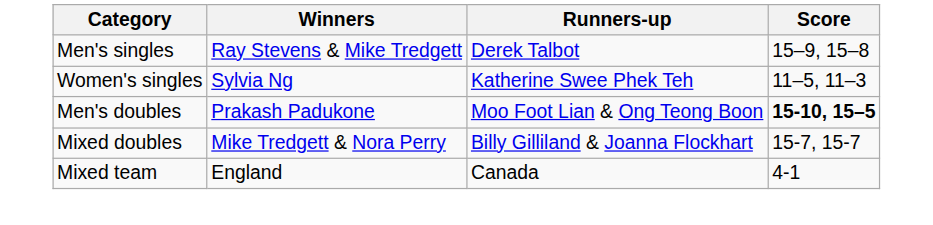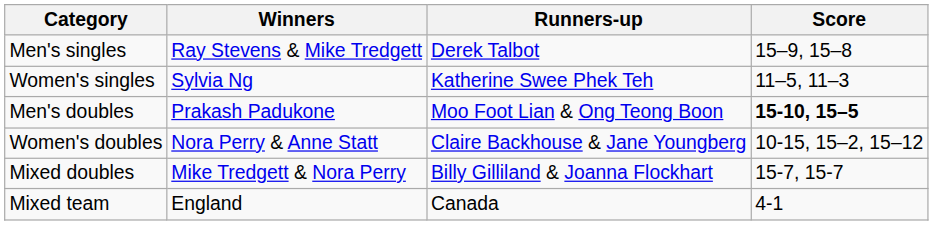+ row: (86, 142)
